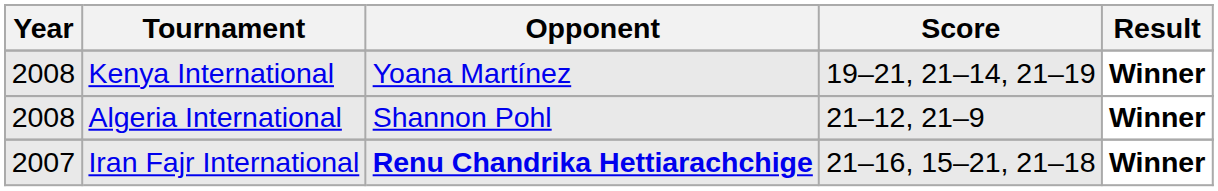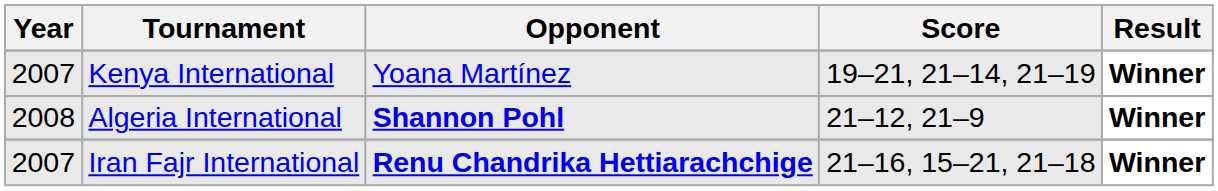(43, 73) 2008 -> (43, 73) 2007
(462, 118) normal -> (468, 118) bold
